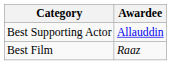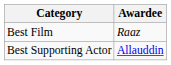rows swapped: (30, 50) <-> (59, 32)
